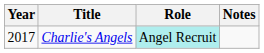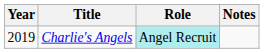(21, 37) 2017 -> (21, 37) 2019
